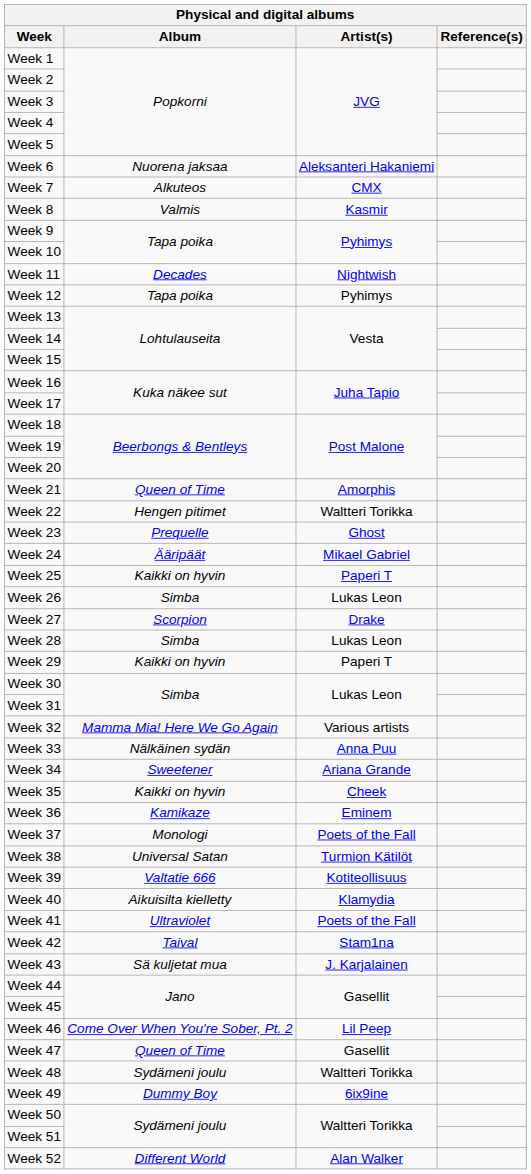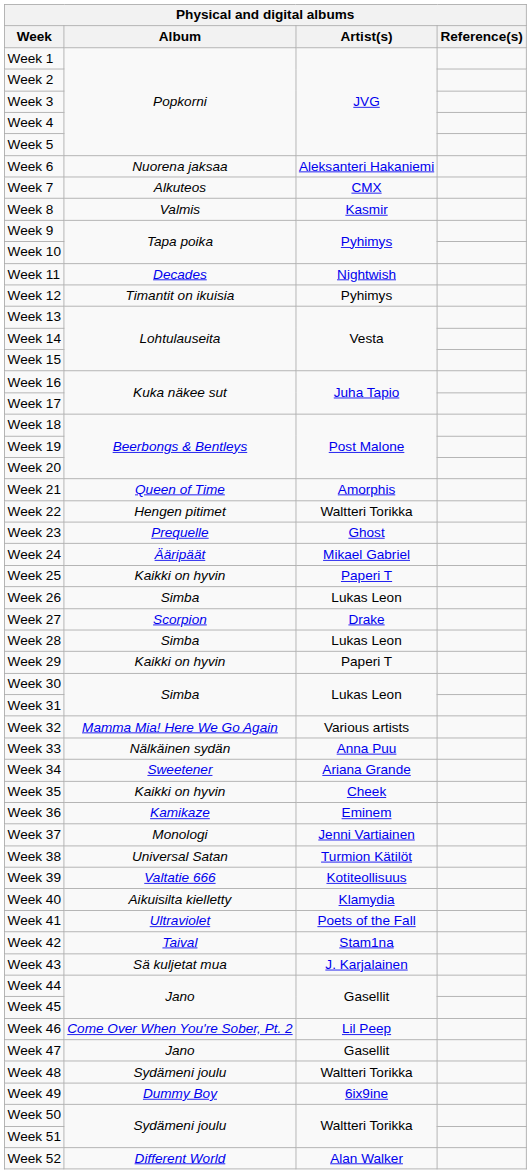(180, 295) Tapa poika -> (180, 295) Timantit on ikuisia
(367, 834) Poets of the Fall -> (367, 834) Jenni Vartiainen
(180, 1050) Queen of Time -> (180, 1050) Jano
